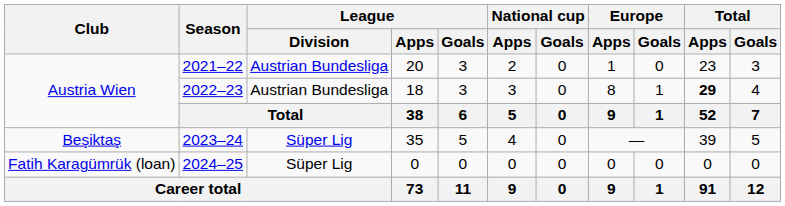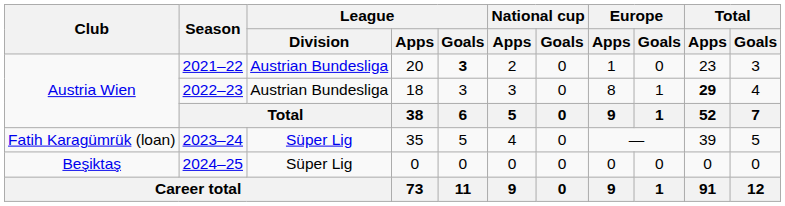(463, 66) normal -> (463, 66) bold
(92, 139) Beşiktaş -> (92, 139) Fatih Karagümrük (loan)
(92, 164) Fatih Karagümrük (loan) -> (92, 164) Beşiktaş
